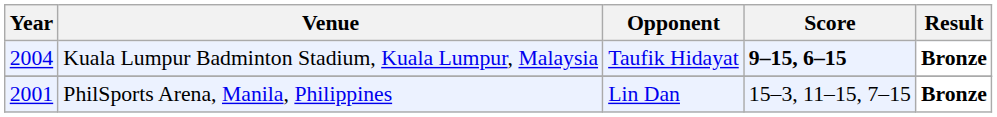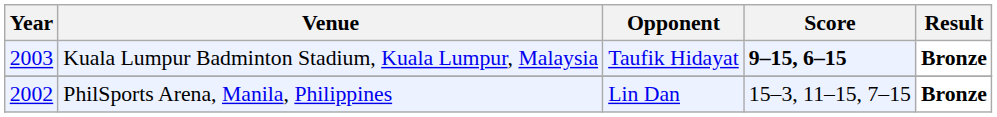(31, 58) 2004 -> (31, 58) 2003
(31, 94) 2001 -> (31, 94) 2002
